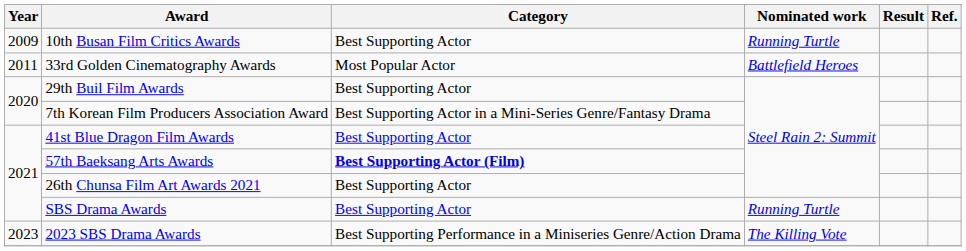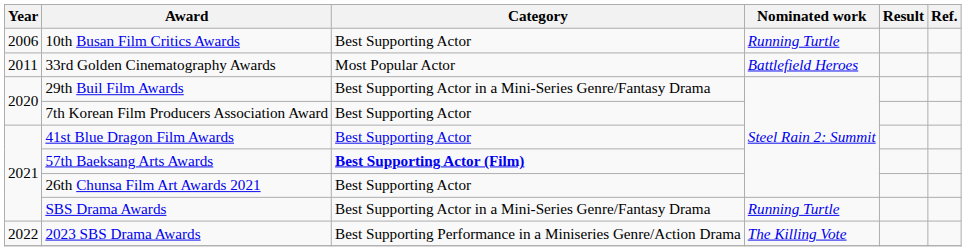(23, 40) 2009 -> (23, 40) 2006
(403, 88) Best Supporting Actor -> (523, 88) Best Supporting Actor in a Mini-Series Genre/Fantasy Drama
(523, 112) Best Supporting Actor in a Mini-Series Genre/Fantasy Drama -> (403, 112) Best Supporting Actor
(403, 209) Best Supporting Actor -> (523, 209) Best Supporting Actor in a Mini-Series Genre/Fantasy Drama
(23, 233) 2023 -> (23, 233) 2022
